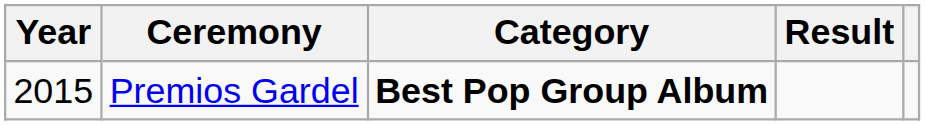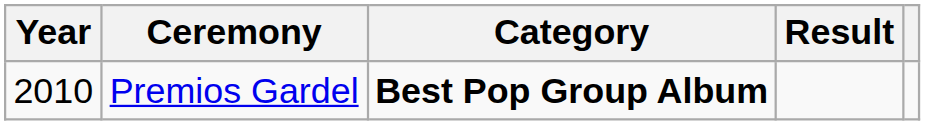(53, 89) 2015 -> (53, 89) 2010
